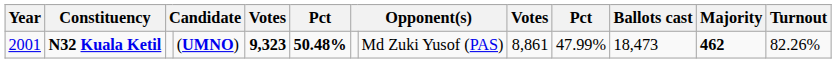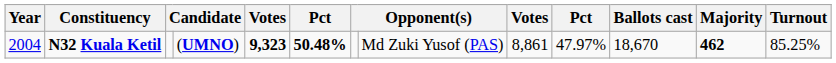(25, 44) 2001 -> (25, 44) 2004
(581, 44) 47.99% -> (581, 44) 47.97%
(636, 44) 18,473 -> (636, 44) 18,670
(795, 44) 82.26% -> (795, 44) 85.25%
